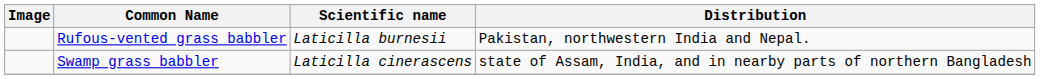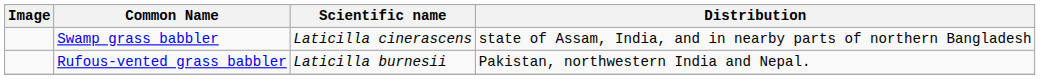rows swapped: (172, 39) <-> (138, 62)
